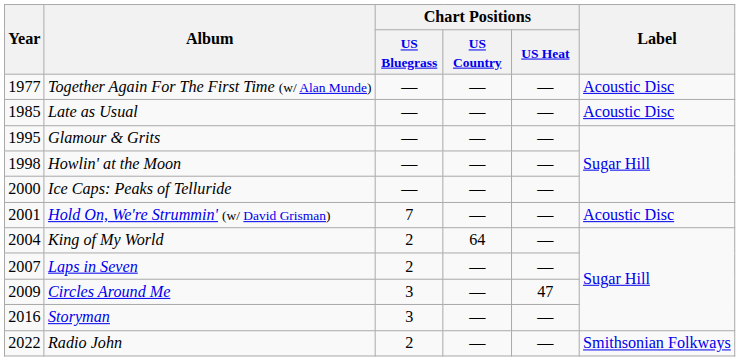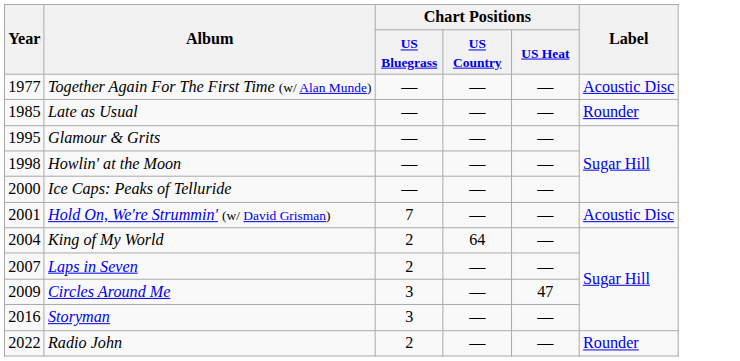(629, 112) Acoustic Disc -> (611, 112) Rounder
(657, 343) Smithsonian Folkways -> (611, 343) Rounder
